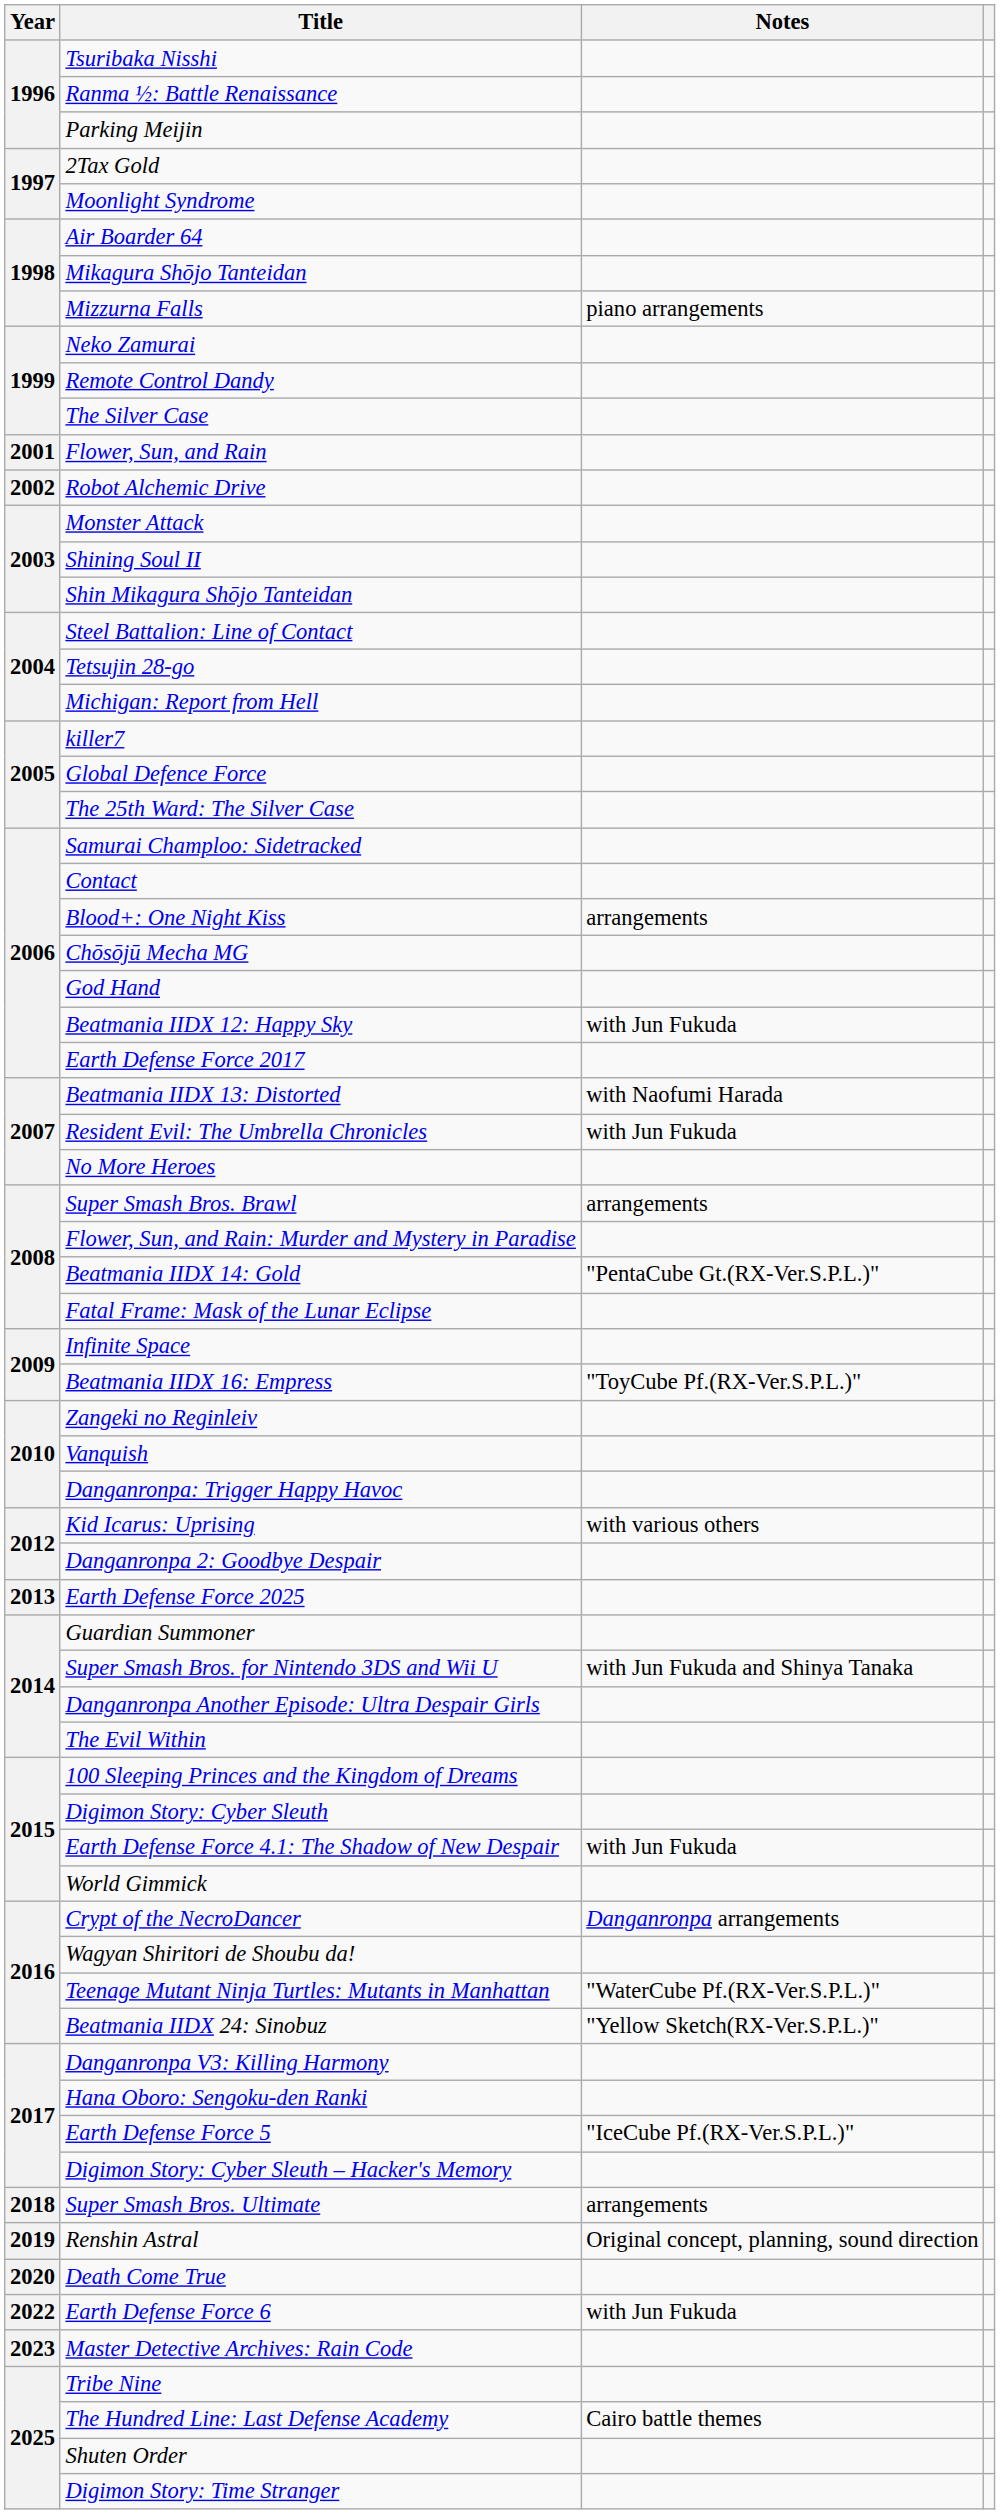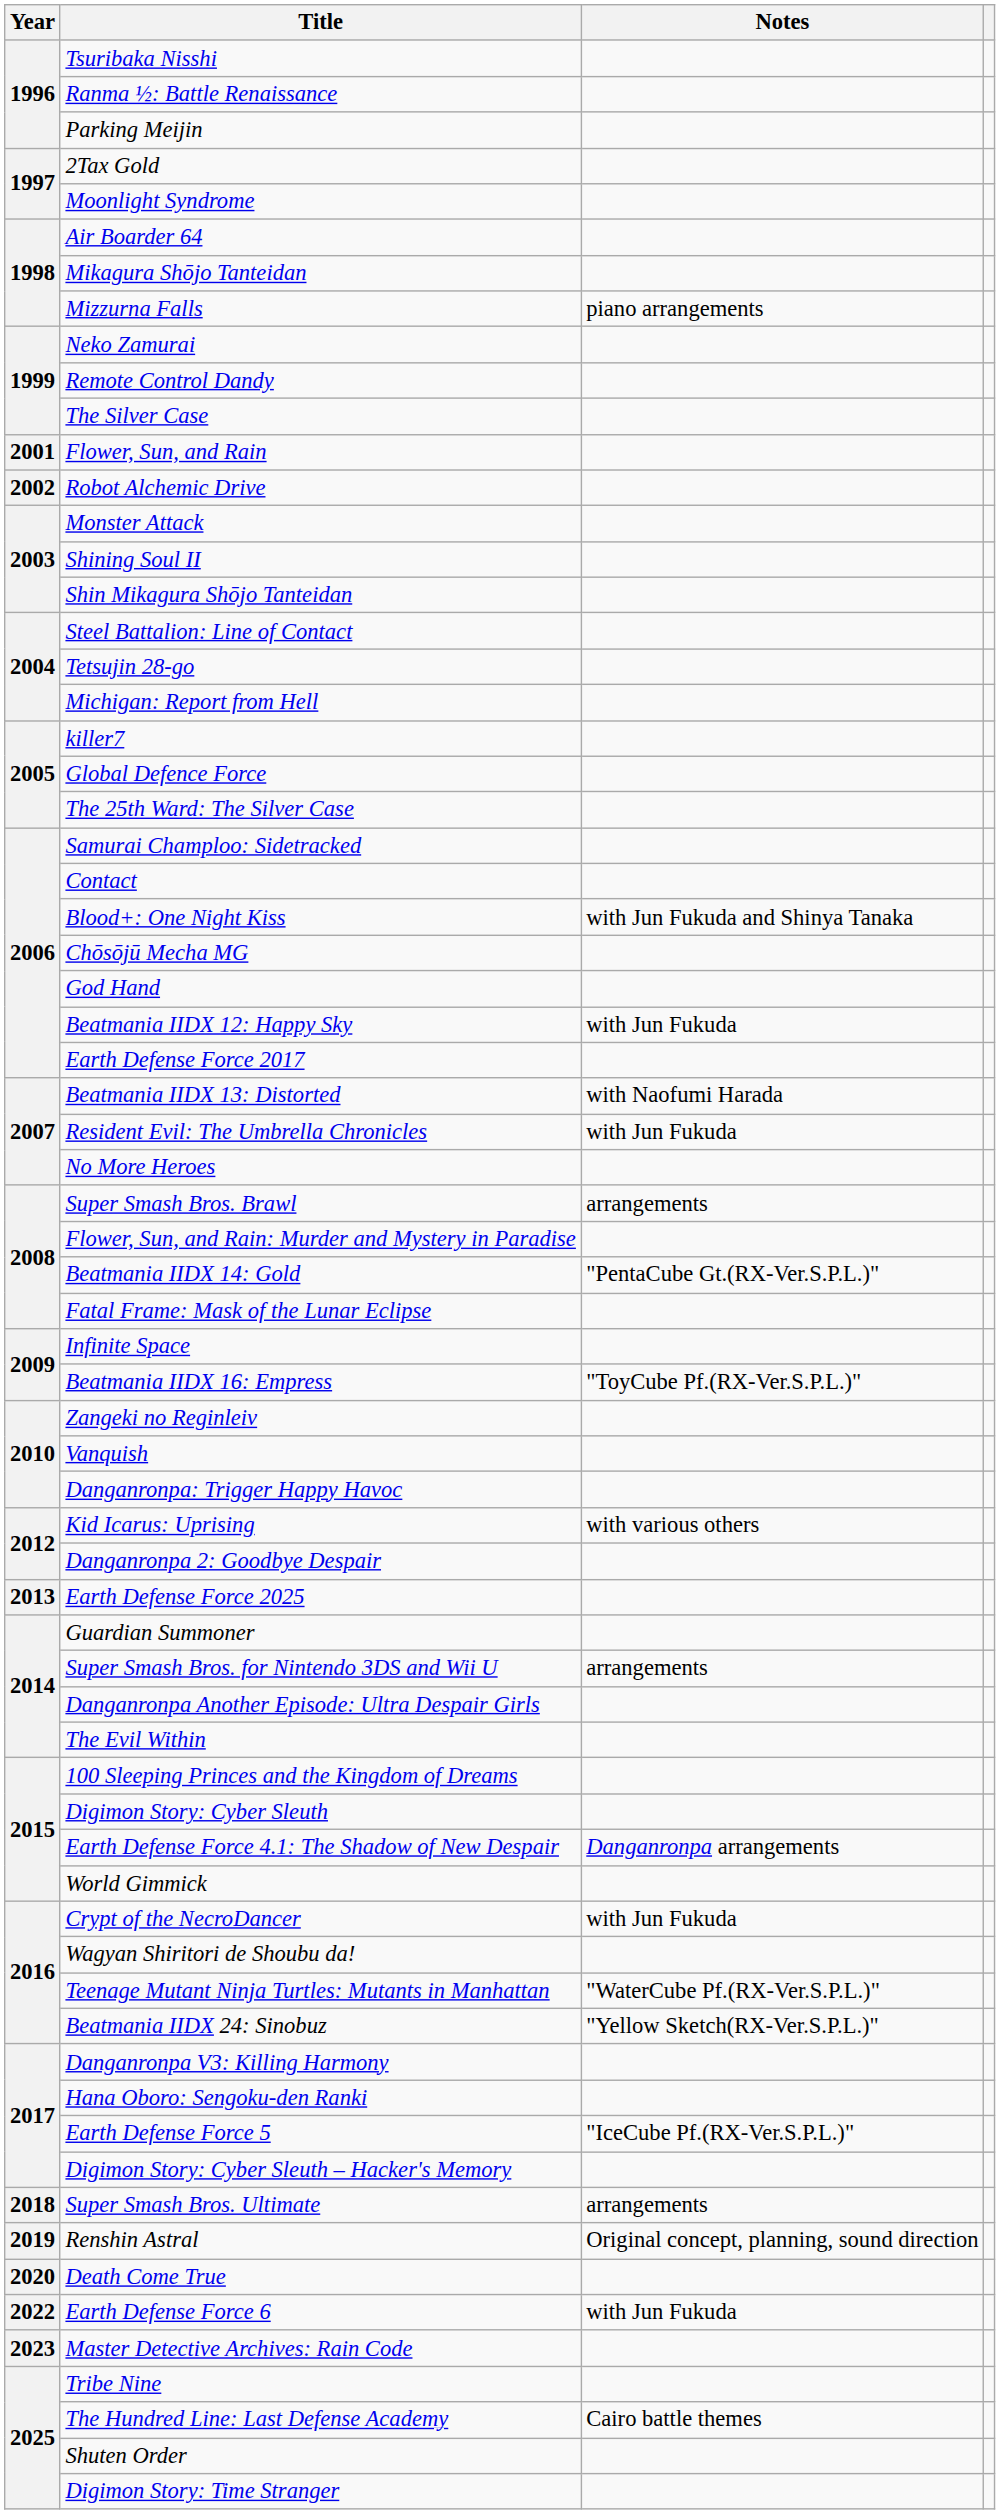(647, 916) arrangements -> (750, 916) with Jun Fukuda and Shinya Tanaka
(750, 1668) with Jun Fukuda and Shinya Tanaka -> (647, 1668) arrangements
(661, 1847) with Jun Fukuda -> (713, 1847) Danganronpa arrangements
(713, 1918) Danganronpa arrangements -> (661, 1918) with Jun Fukuda
